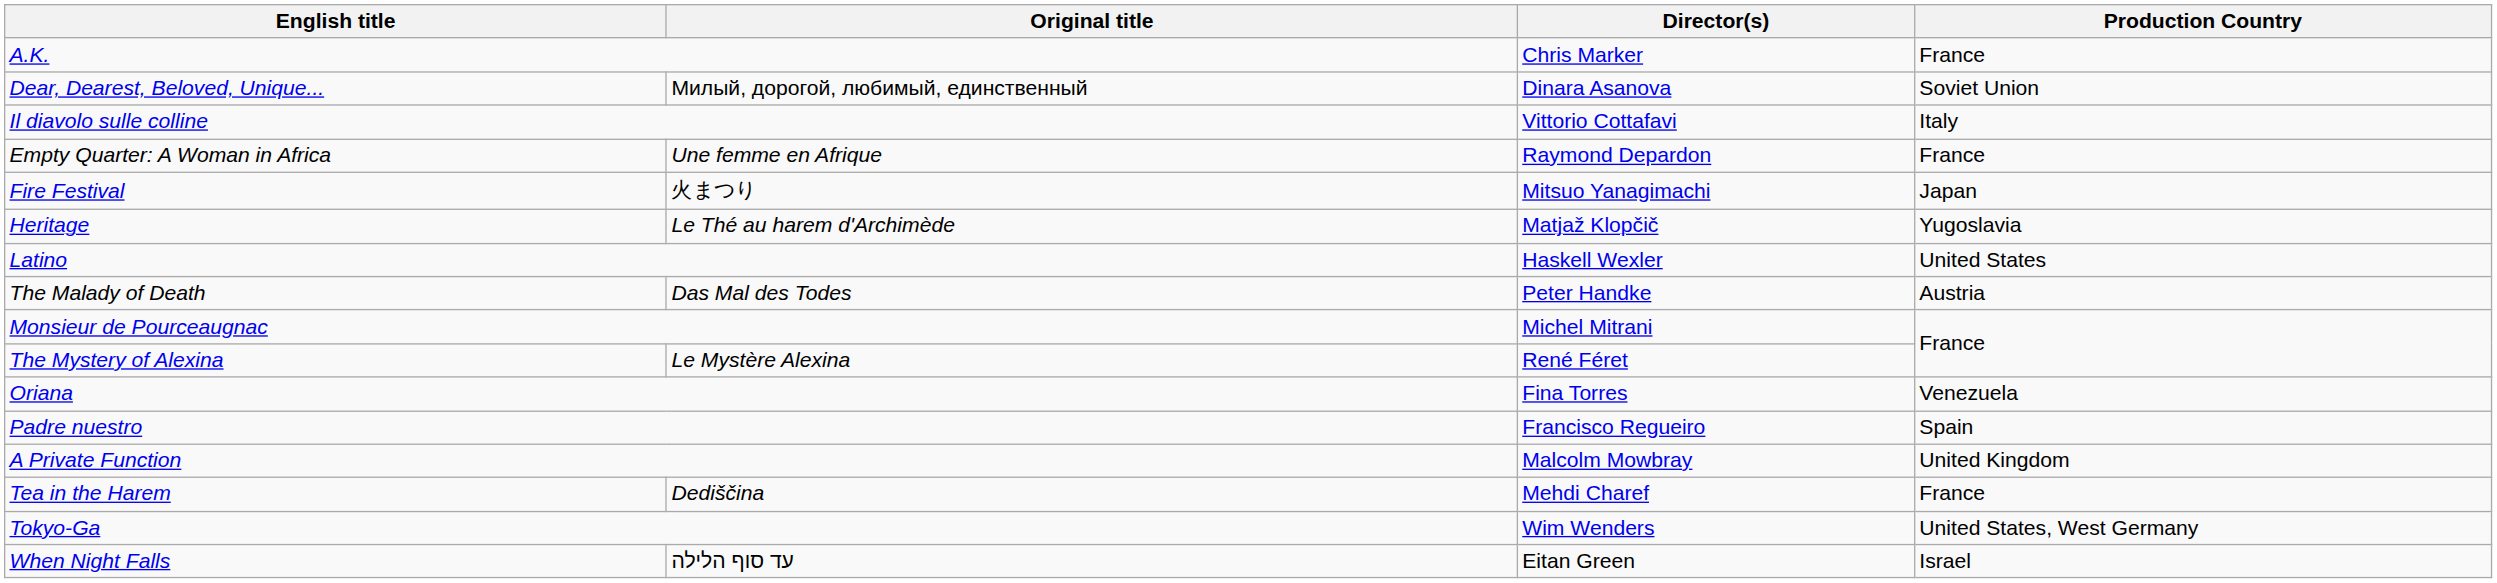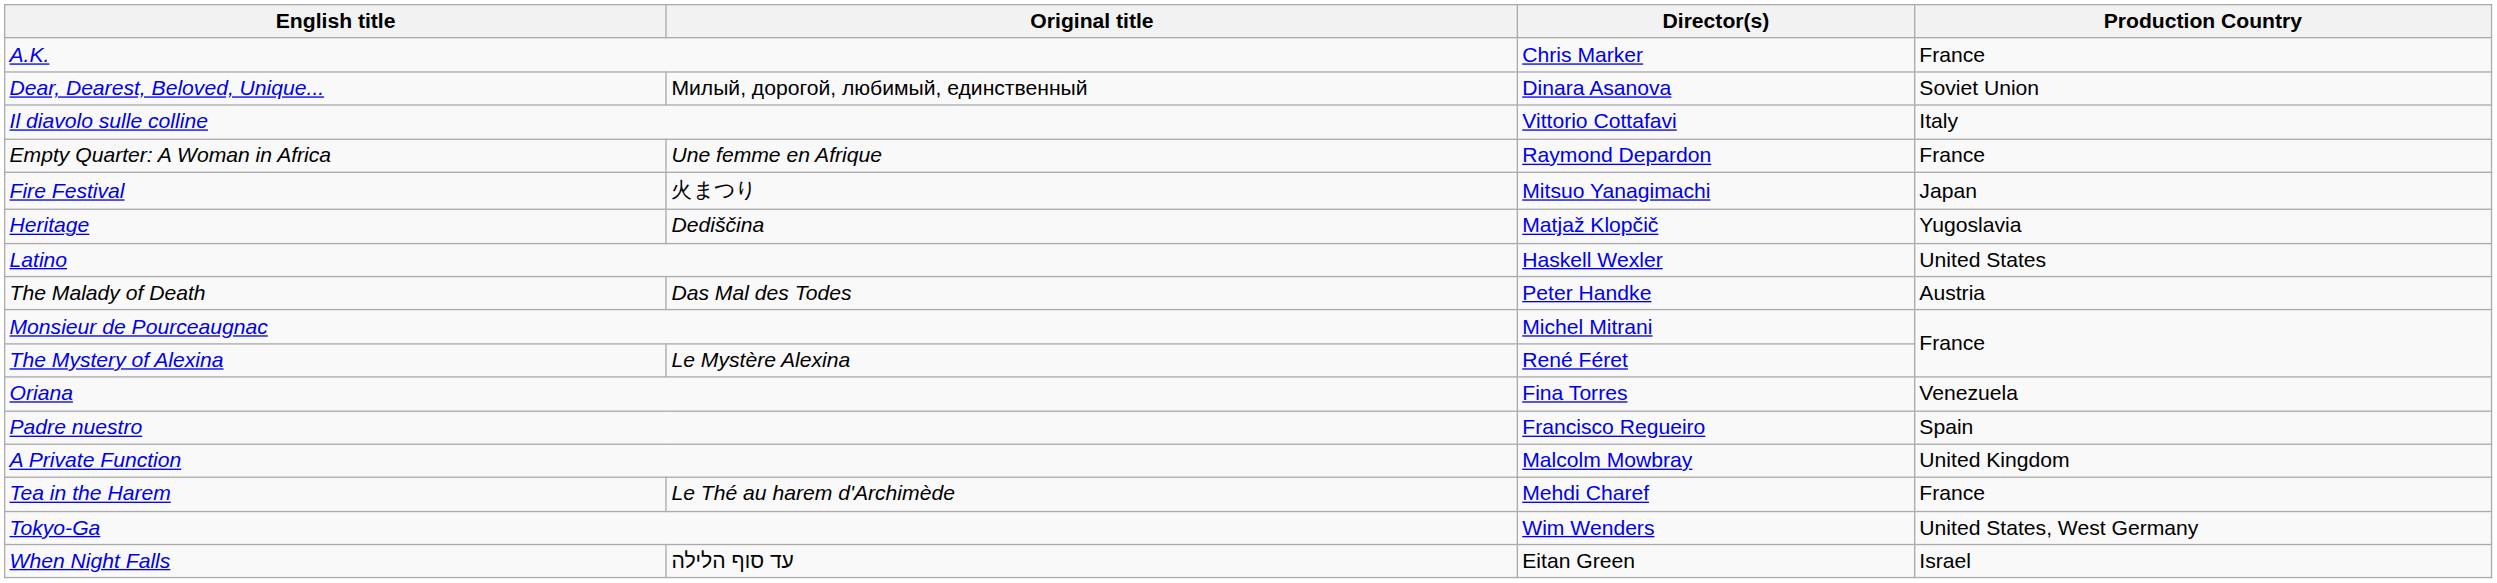(813, 226) Le Thé au harem d'Archimède -> (718, 226) Dediščina
(718, 494) Dediščina -> (813, 494) Le Thé au harem d'Archimède
